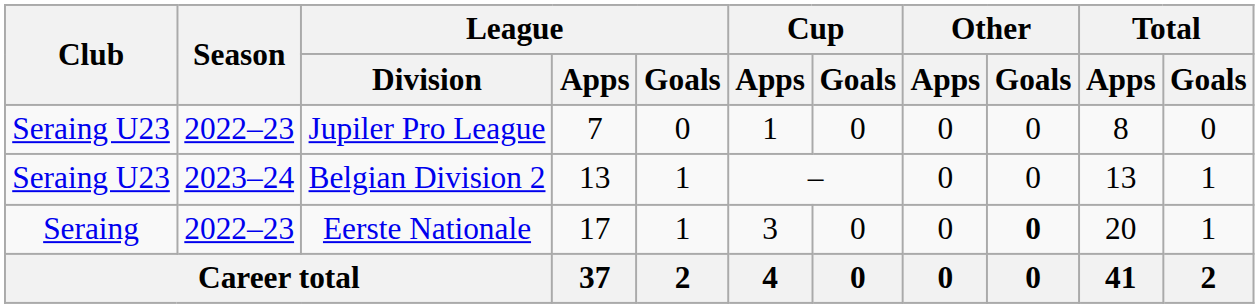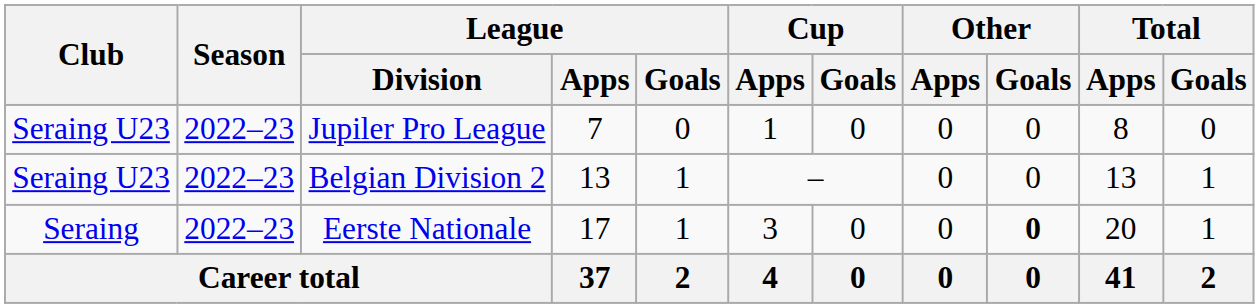(239, 178) 2023–24 -> (239, 178) 2022–23
